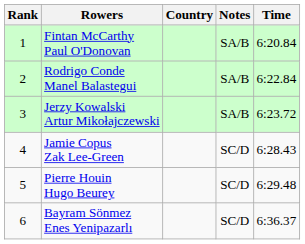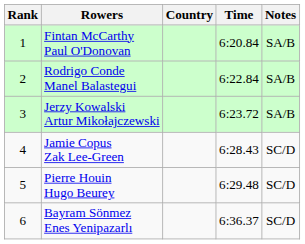columns swapped: (276, 14) <-> (235, 14)
